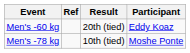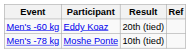columns swapped: (156, 12) <-> (71, 12)
